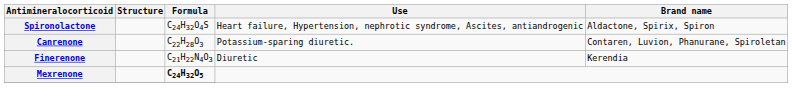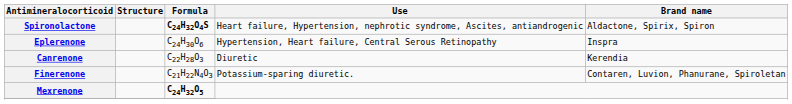(188, 26) normal -> (188, 26) bold
+ row: (60, 42)
(286, 42) Potassium-sparing diuretic. -> (237, 58) Diuretic
(686, 42) Contaren, Luvion, Phanurane, Spiroletan -> (608, 58) Kerendia
(237, 58) Diuretic -> (286, 74) Potassium-sparing diuretic.
(608, 58) Kerendia -> (686, 74) Contaren, Luvion, Phanurane, Spiroletan
